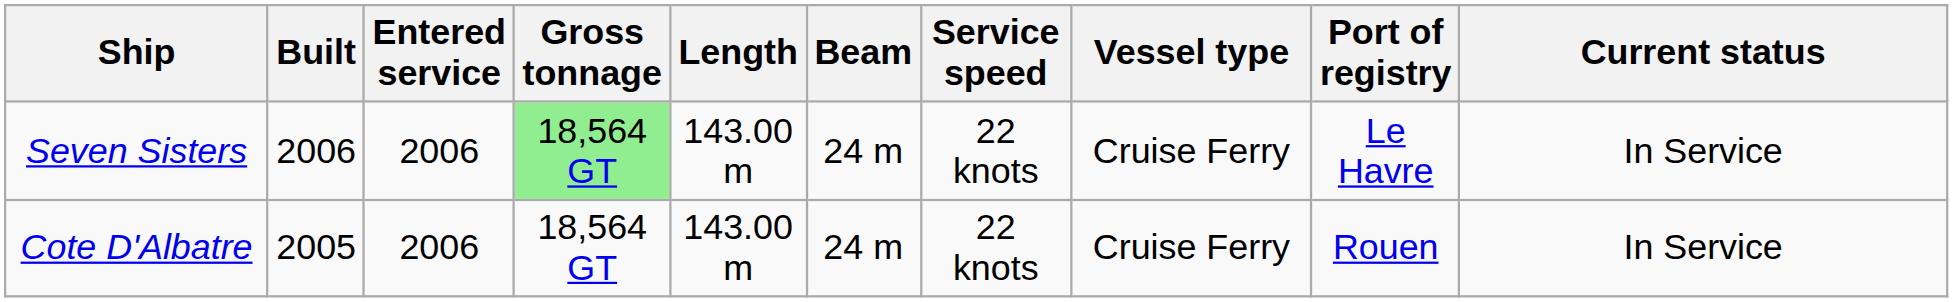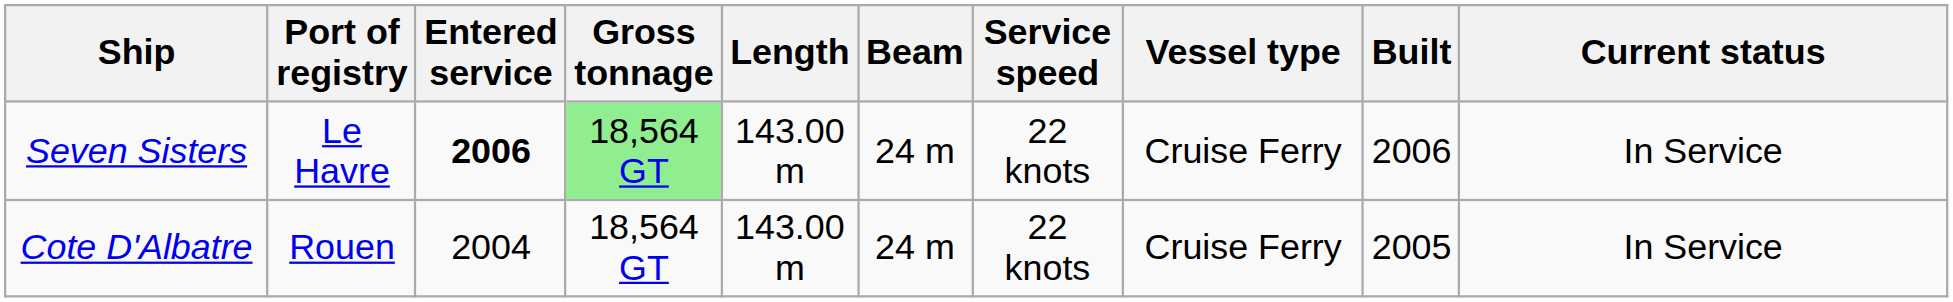columns swapped: (316, 53) <-> (1386, 53)
(439, 150) normal -> (491, 150) bold
(439, 247) 2006 -> (491, 247) 2004
